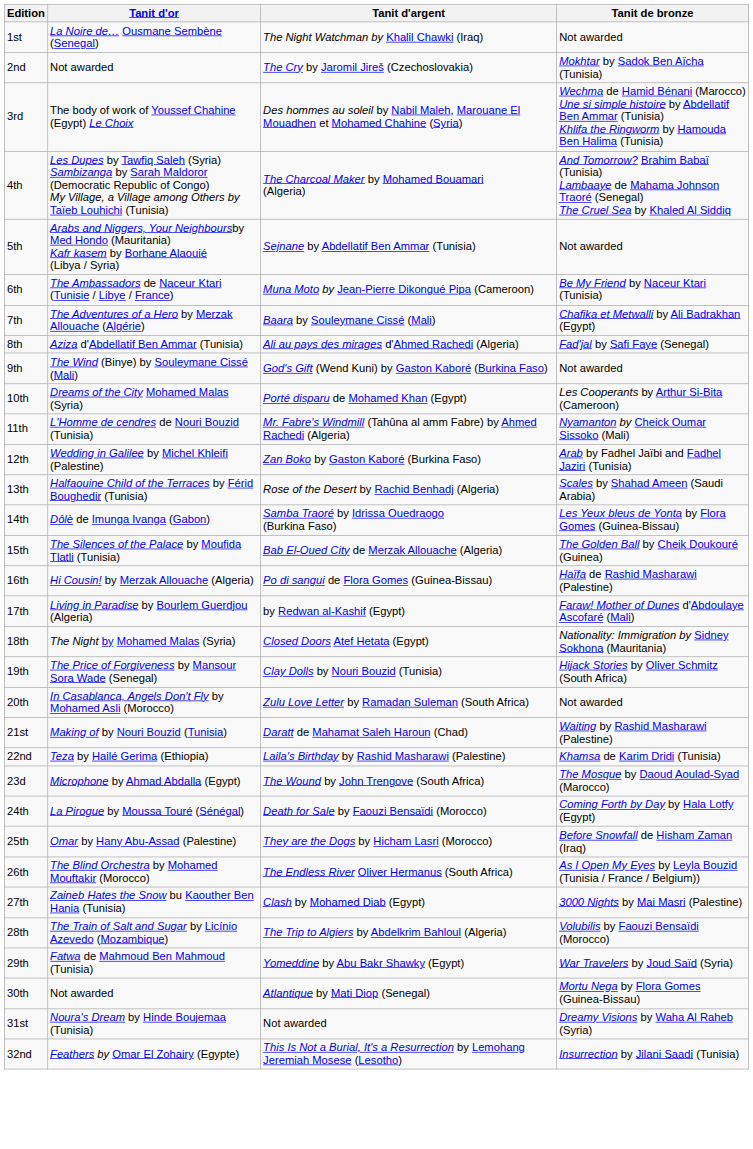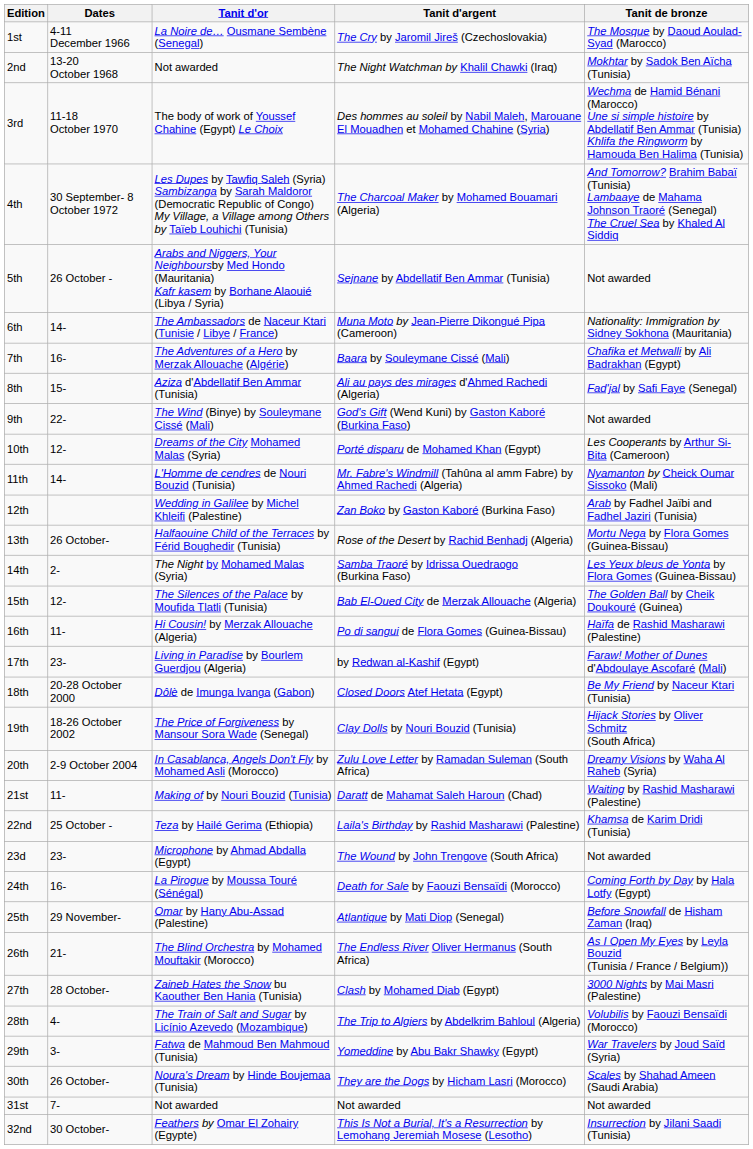+ column: (100, 13)
(373, 37) The Night Watchman by Khalil Chawki (Iraq) -> (442, 37) The Cry by Jaromil Jireš (Czechoslovakia)
(591, 37) Not awarded -> (664, 37) The Mosque by Daoud Aoulad-Syad (Marocco)
(368, 67) The Cry by Jaromil Jireš (Czechoslovakia) -> (447, 67) The Night Watchman by Khalil Chawki (Iraq)
(633, 290) Be My Friend by Naceur Ktari (Tunisia) -> (659, 327) Nationality: Immigration by Sidney Sokhona (Mauritania)
(641, 489) Scales by Shahad Ameen (Saudi Arabia) -> (658, 540) Mortu Nega by Flora Gomes (Guinea-Bissau)
(130, 520) Dôlè de Imunga Ivanga (Gabon) -> (229, 570) The Night by Mohamed Malas (Syria)
(143, 641) The Night by Mohamed Malas (Syria) -> (235, 692) Dôlè de Imunga Ivanga (Gabon)
(644, 641) Nationality: Immigration by Sidney Sokhona (Mauritania) -> (661, 692) Be My Friend by Naceur Ktari (Tunisia)
(591, 702) Not awarded -> (656, 765) Dreamy Visions by Waha Al Raheb (Syria)
(649, 781) The Mosque by Daoud Aoulad-Syad (Marocco) -> (619, 856) Not awarded
(378, 841) They are the Dogs by Hicham Lasri (Morocco) -> (421, 917) Atlantique by Mati Diop (Senegal)
(82, 993) Not awarded -> (242, 1081) Noura's Dream by Hinde Boujemaa (Tunisia)
(347, 993) Atlantique by Mati Diop (Senegal) -> (452, 1081) They are the Dogs by Hicham Lasri (Morocco)
(630, 993) Mortu Nega by Flora Gomes (Guinea-Bissau) -> (651, 1081) Scales by Shahad Ameen (Saudi Arabia)
(138, 1023) Noura's Dream by Hinde Boujemaa (Tunisia) -> (186, 1105) Not awarded
(646, 1023) Dreamy Visions by Waha Al Raheb (Syria) -> (619, 1105) Not awarded
